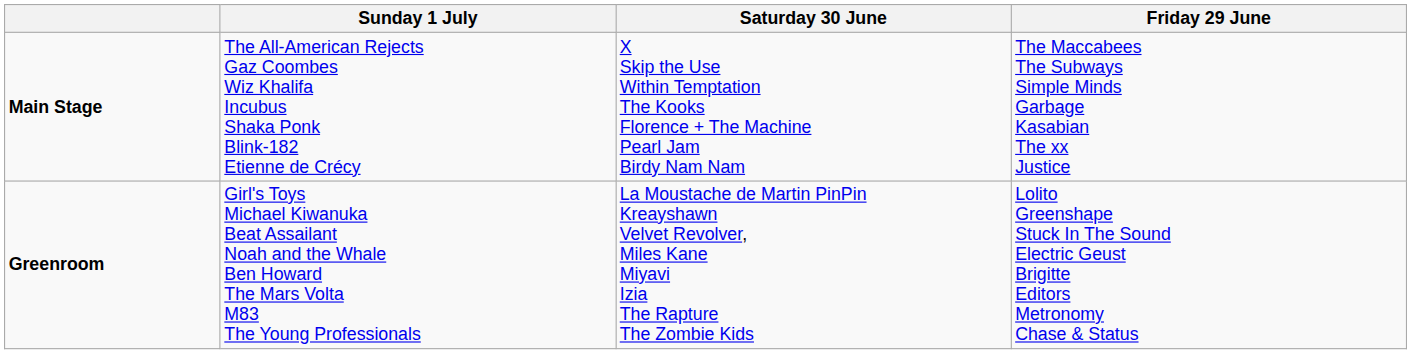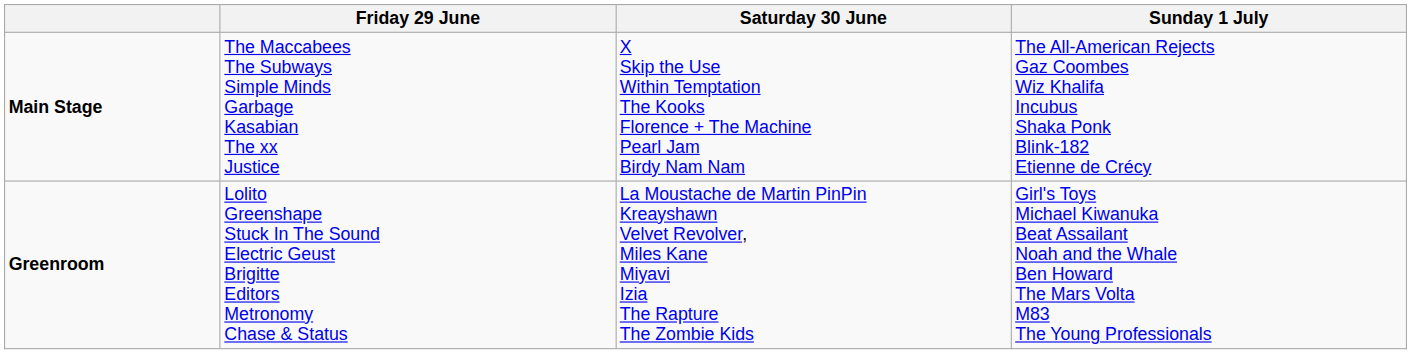columns swapped: (1209, 18) <-> (418, 18)
